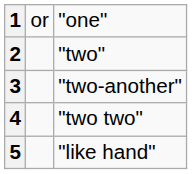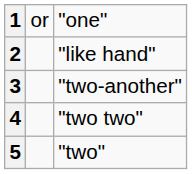(82, 53) "two" -> (107, 53) "like hand"
(107, 151) "like hand" -> (82, 151) "two"
